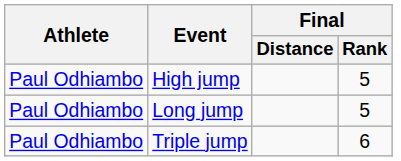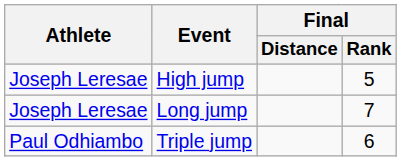(76, 80) Paul Odhiambo -> (78, 80) Joseph Leresae
(76, 111) Paul Odhiambo -> (78, 111) Joseph Leresae
(365, 111) 5 -> (369, 111) 7
